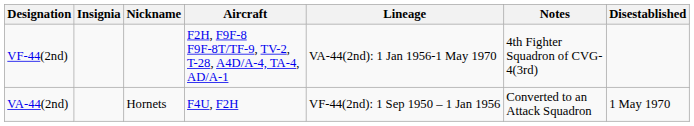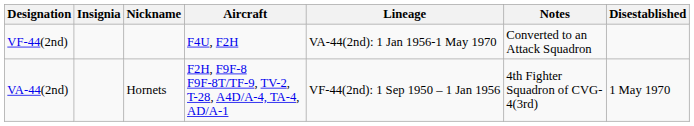(243, 55) F2H, F9F-8 F9F-8T/TF-9, TV-2, T-28, A4D/A-4, TA-4, AD/A-1 -> (213, 41) F4U, F2H
(554, 55) 4th Fighter Squadron of CVG-4(3rd) -> (549, 41) Converted to an Attack Squadron
(213, 104) F4U, F2H -> (243, 90) F2H, F9F-8 F9F-8T/TF-9, TV-2, T-28, A4D/A-4, TA-4, AD/A-1
(549, 104) Converted to an Attack Squadron -> (554, 90) 4th Fighter Squadron of CVG-4(3rd)
